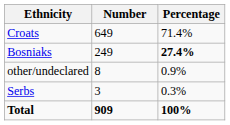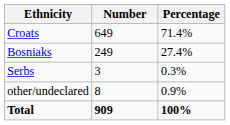(178, 52) bold -> (177, 52) normal
rows swapped: (21, 91) <-> (48, 71)
